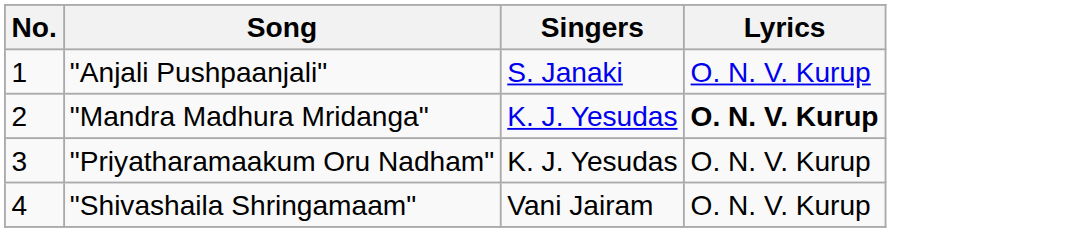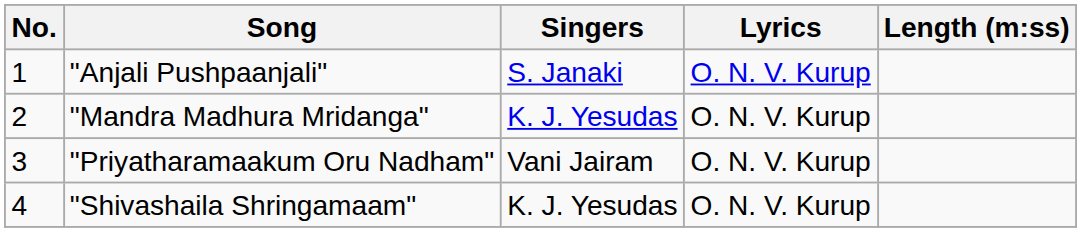+ column: (977, 27)
(785, 116) bold -> (781, 116) normal
(592, 161) K. J. Yesudas -> (580, 161) Vani Jairam
(580, 205) Vani Jairam -> (592, 205) K. J. Yesudas
